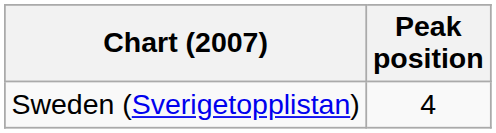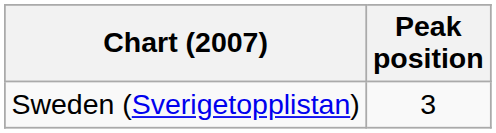(428, 104) 4 -> (428, 104) 3
